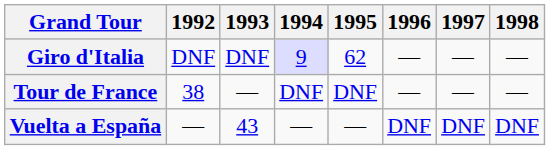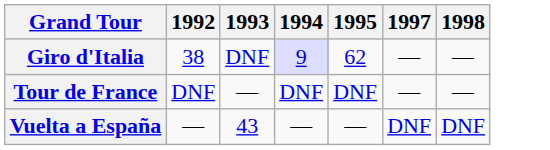- column: (409, 21)
(193, 56) DNF -> (193, 56) 38
(193, 91) 38 -> (193, 91) DNF
